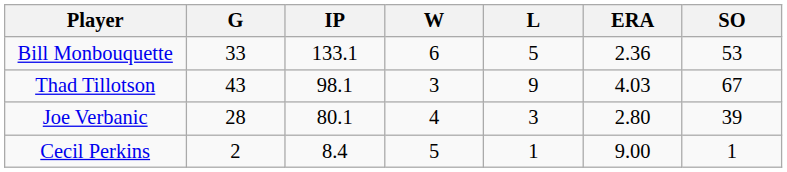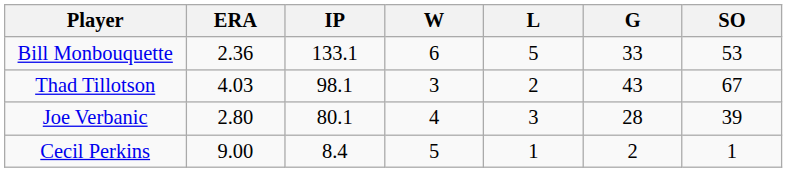columns swapped: (235, 20) <-> (633, 20)
(533, 85) 9 -> (533, 85) 2
